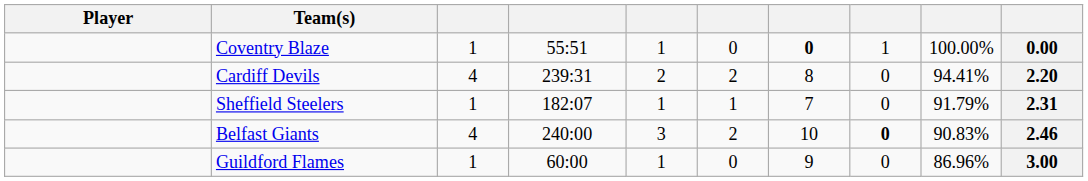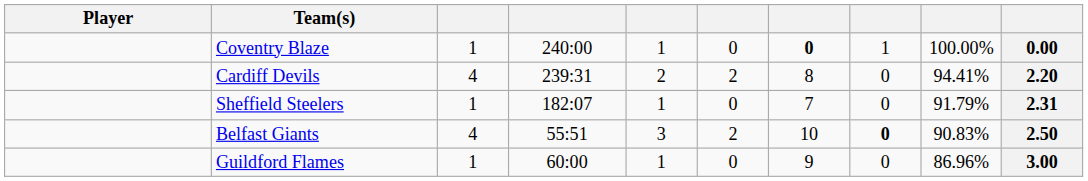(567, 47) 55:51 -> (567, 47) 240:00
(733, 104) 1 -> (733, 104) 0
(567, 133) 240:00 -> (567, 133) 55:51
(1042, 133) 2.46 -> (1042, 133) 2.50
